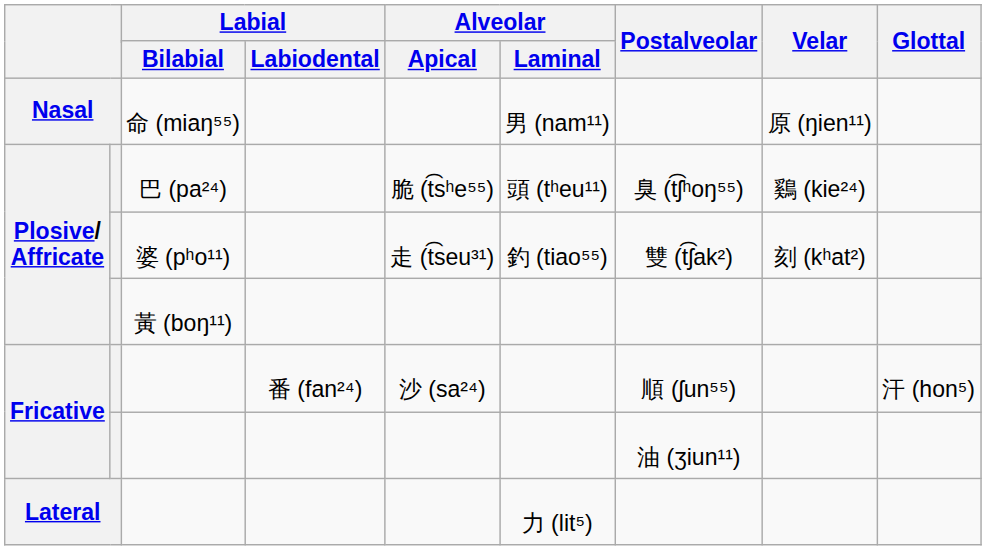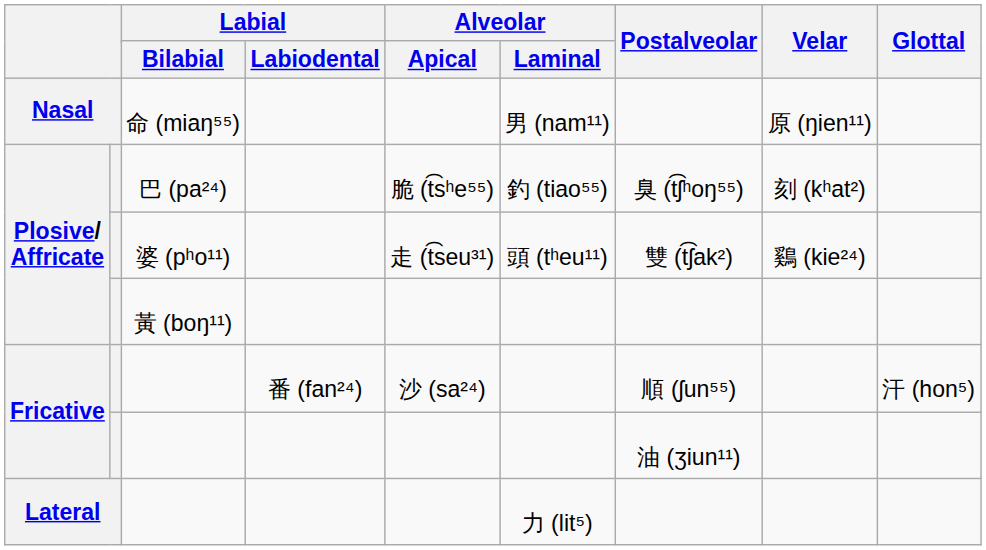(557, 189) 頭 (tʰeu¹¹) -> (557, 189) 釣 (tiao⁵⁵)
(820, 189) 鷄 (kie²⁴) -> (820, 189) 刻 (kʰat²)
(557, 256) 釣 (tiao⁵⁵) -> (557, 256) 頭 (tʰeu¹¹)
(820, 256) 刻 (kʰat²) -> (820, 256) 鷄 (kie²⁴)
